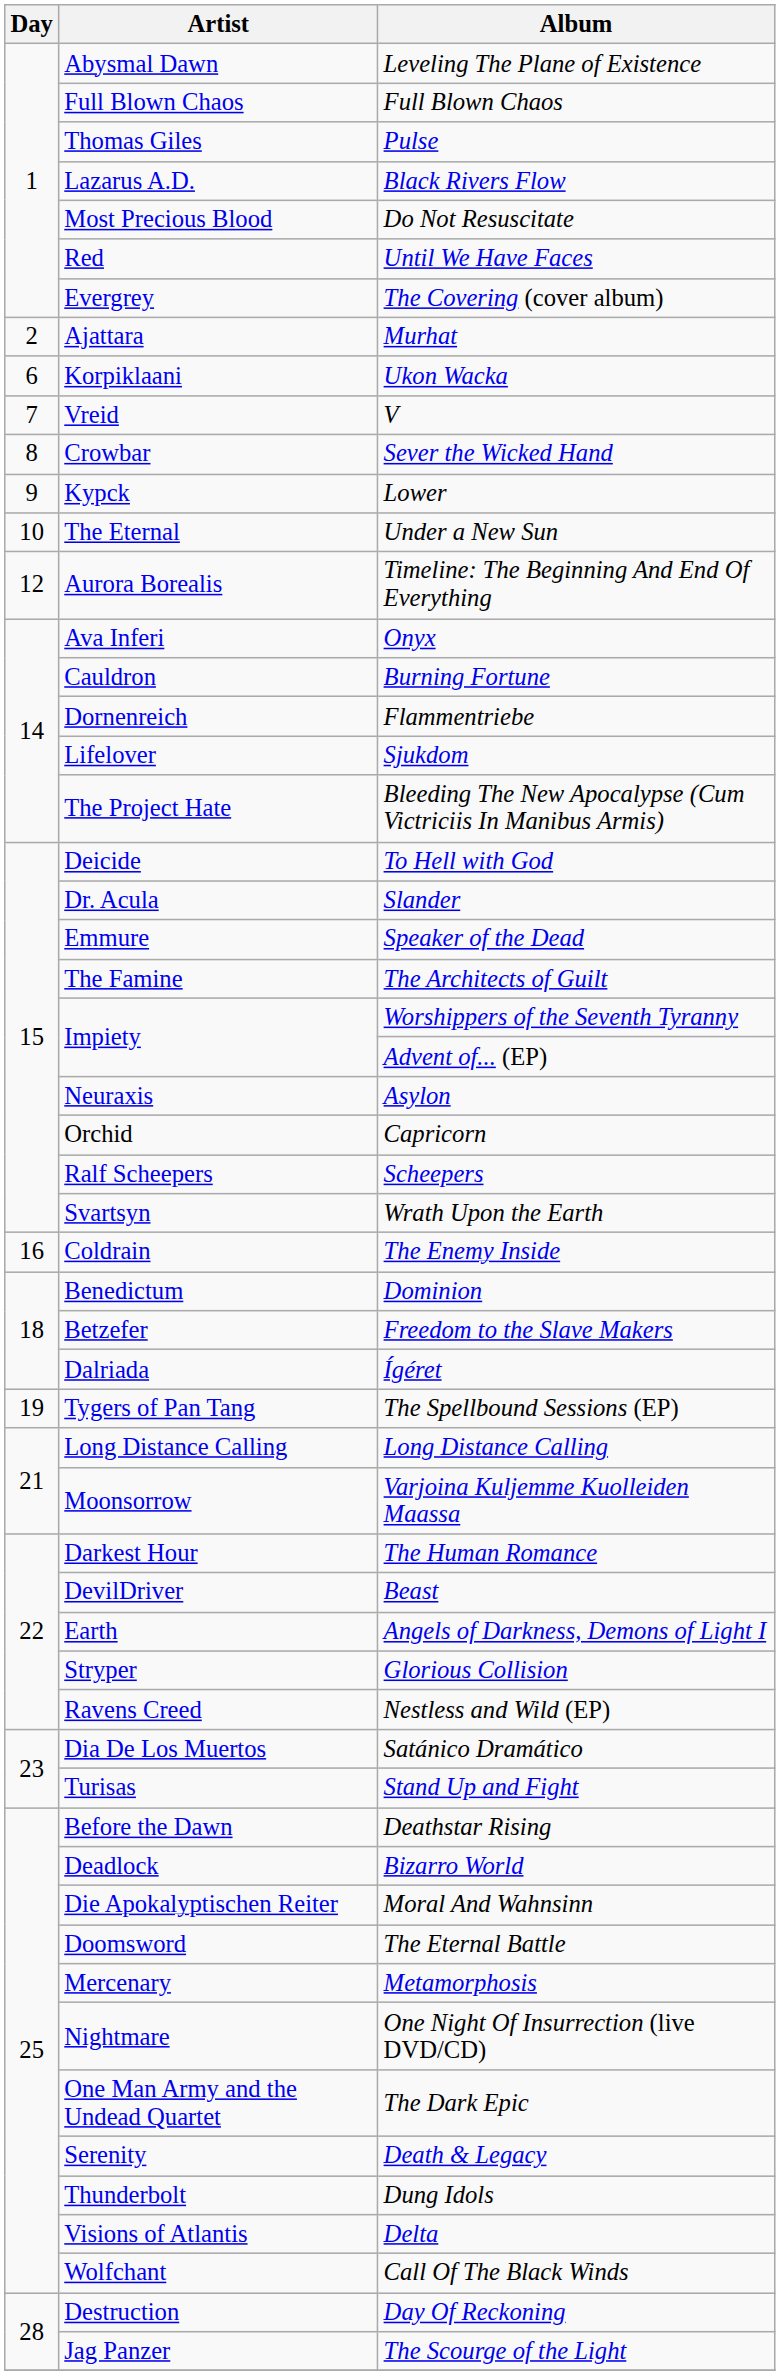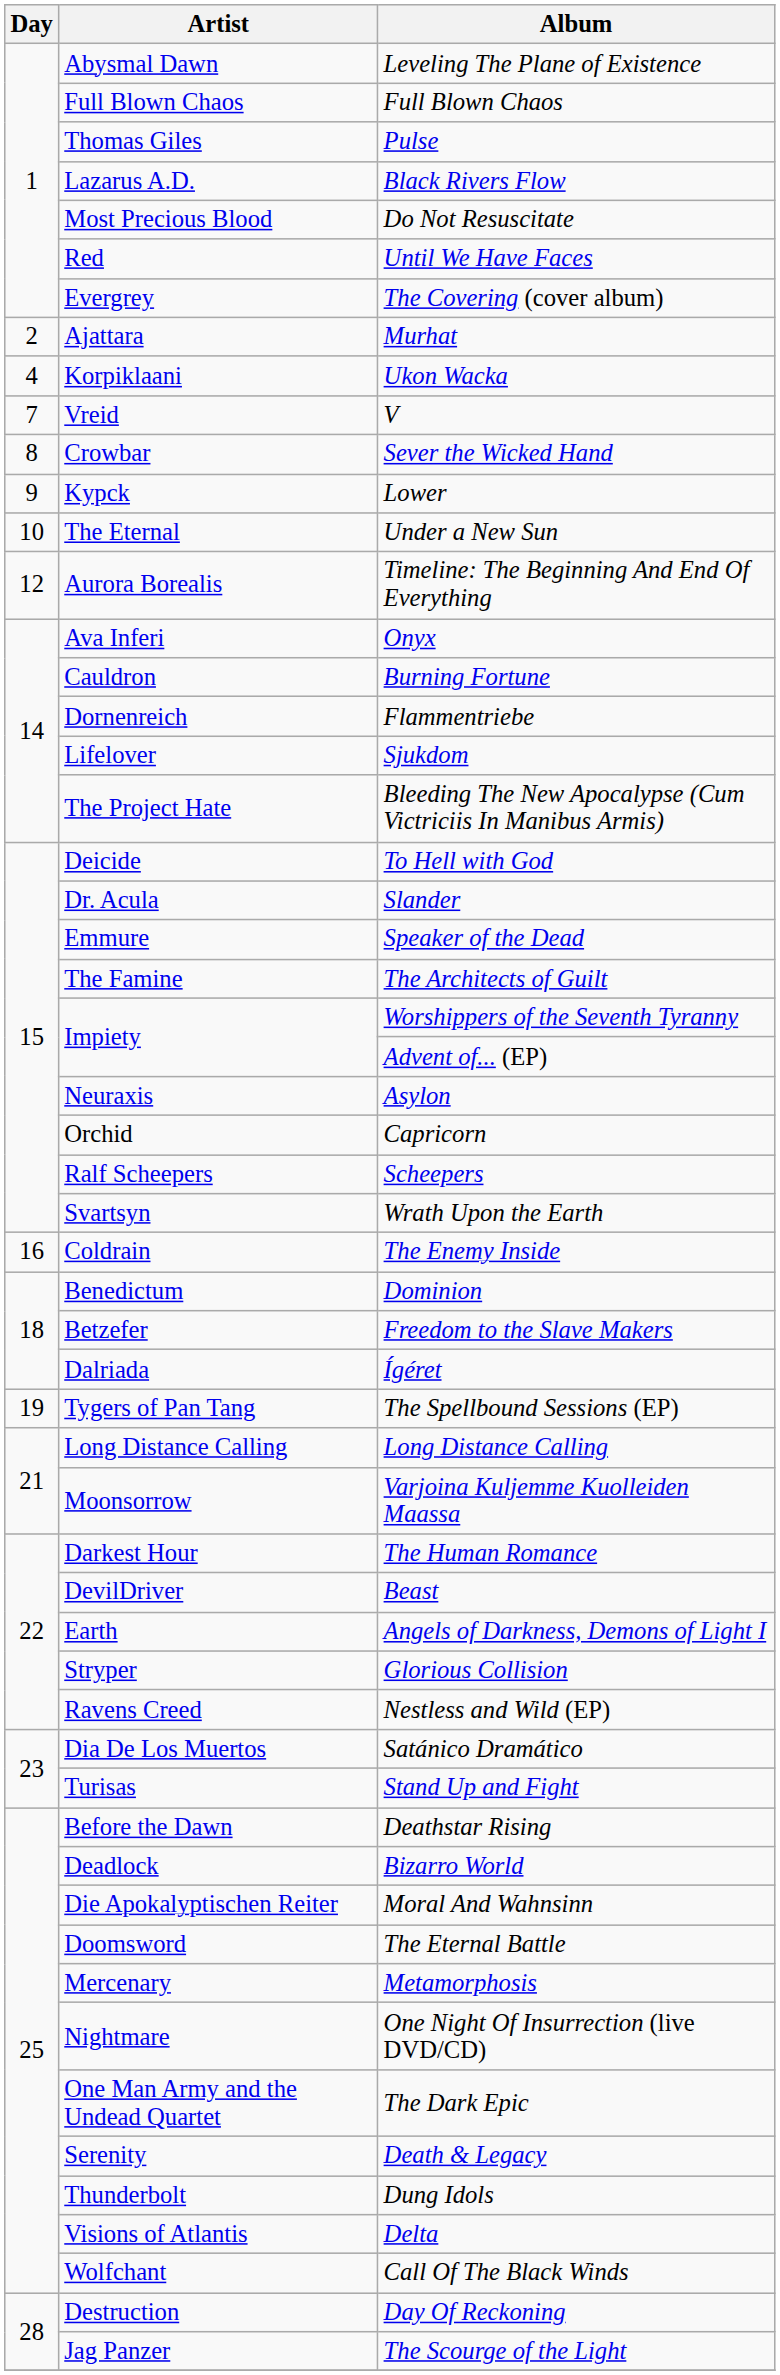(32, 375) 6 -> (32, 375) 4
